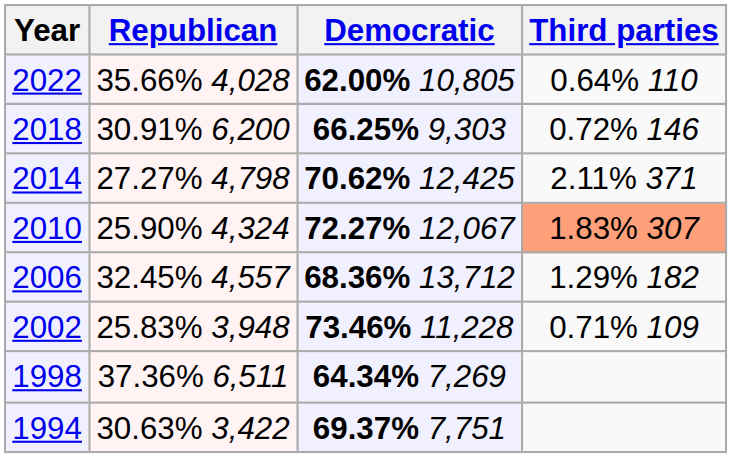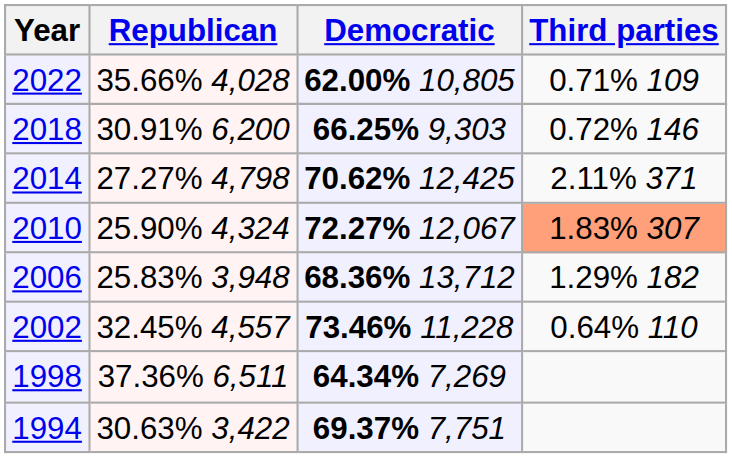(624, 80) 0.64% 110 -> (624, 80) 0.71% 109
(193, 278) 32.45% 4,557 -> (193, 278) 25.83% 3,948
(193, 327) 25.83% 3,948 -> (193, 327) 32.45% 4,557
(624, 327) 0.71% 109 -> (624, 327) 0.64% 110
